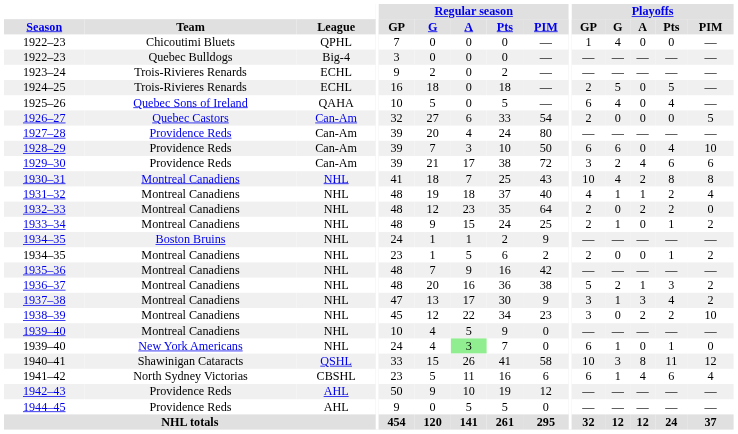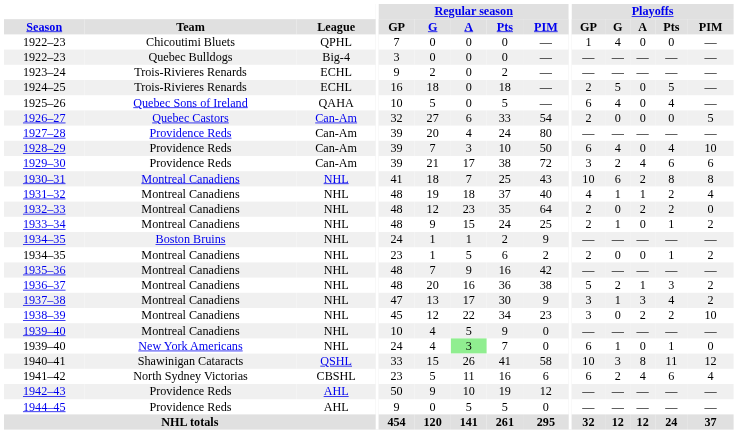(618, 148) 6 -> (618, 148) 4
(618, 178) 4 -> (618, 178) 6
(618, 376) 1 -> (618, 376) 2
